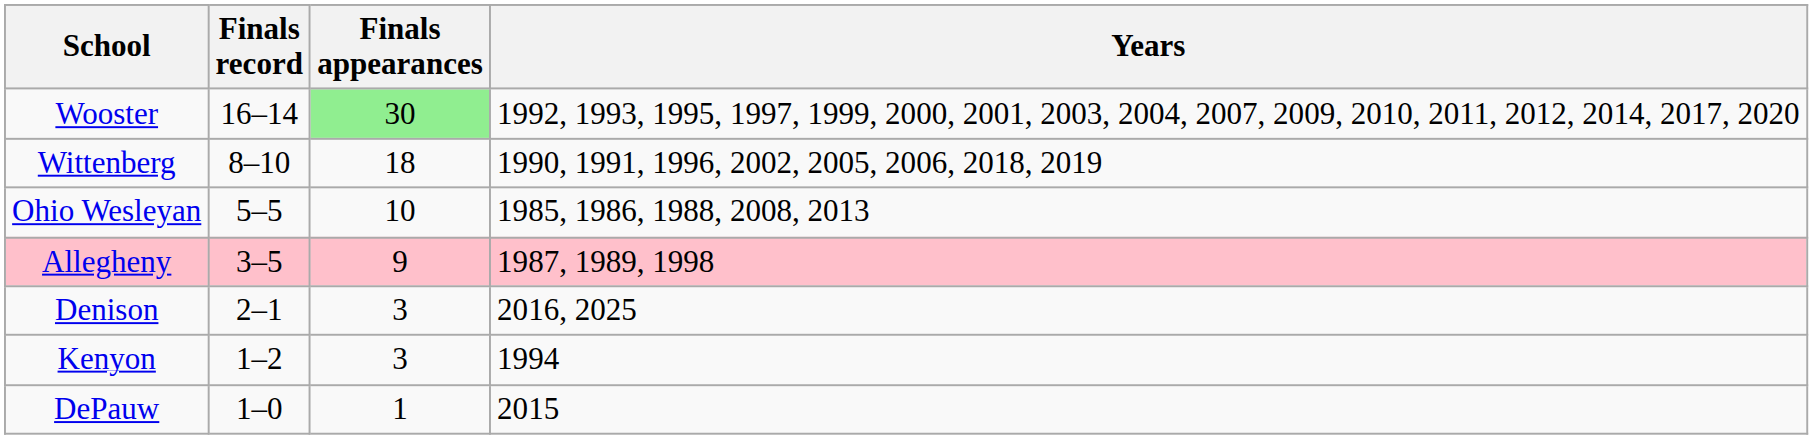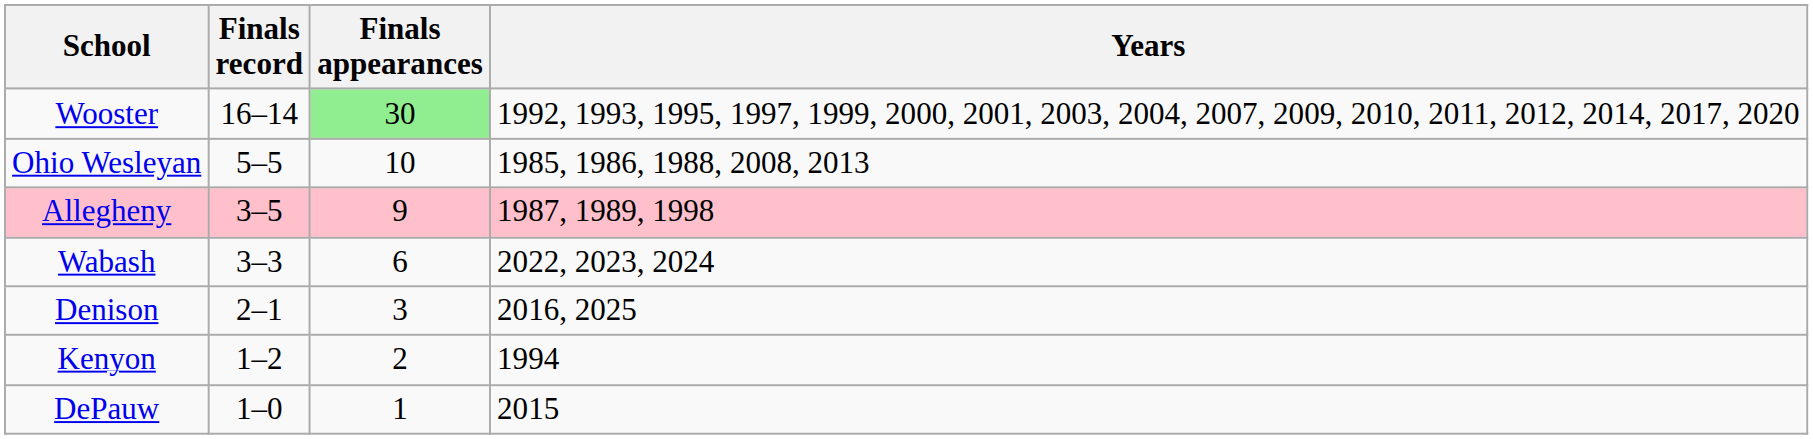- row: (107, 162)
+ row: (107, 260)
(400, 359) 3 -> (400, 359) 2
